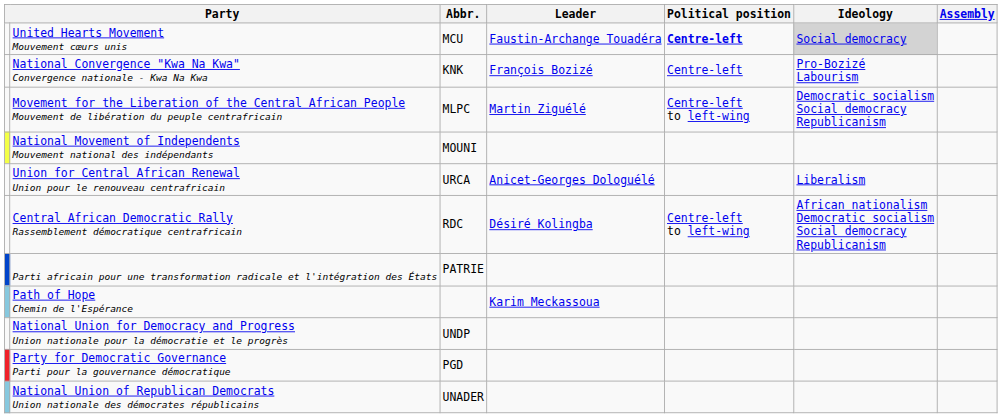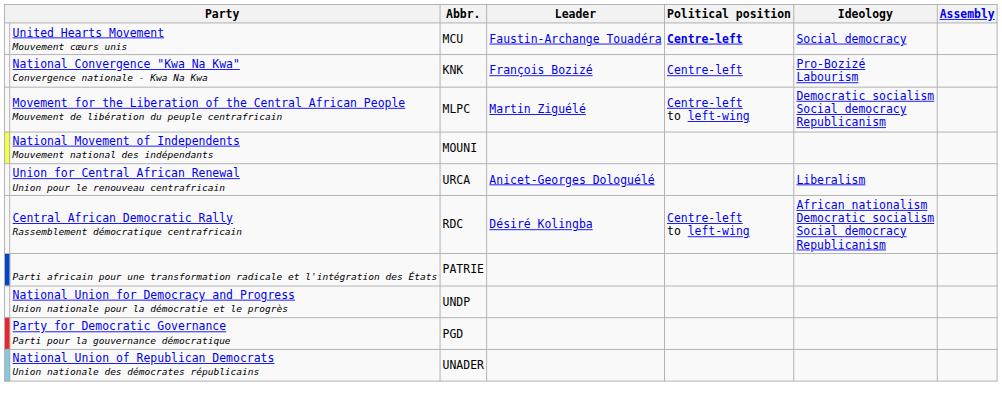(852, 39) lightgrey background -> (852, 39) no background
- row: (73, 302)
